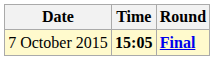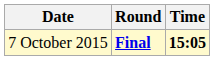columns swapped: (134, 17) <-> (183, 17)
